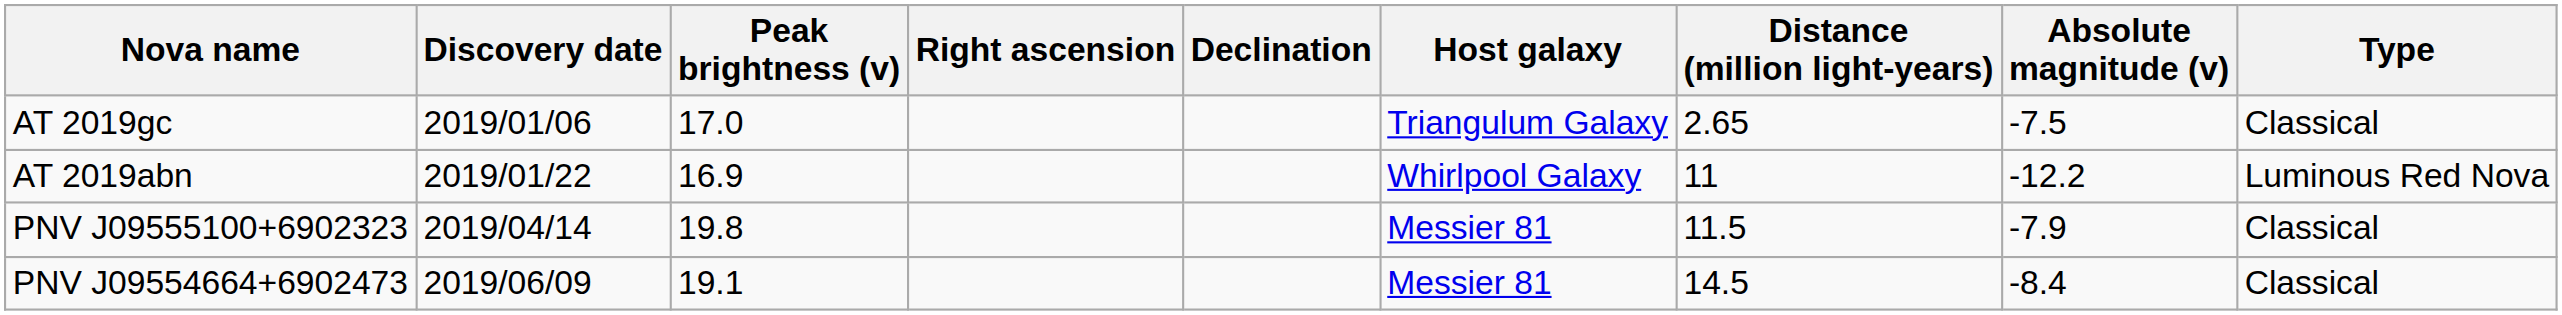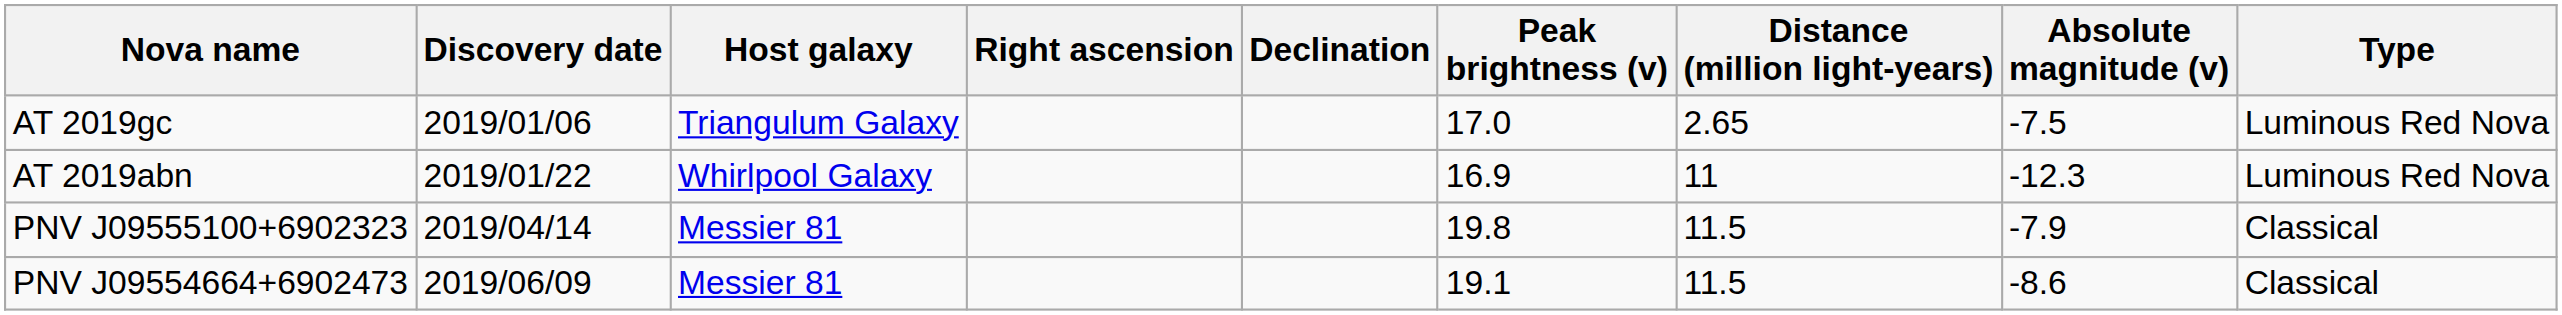columns swapped: (1528, 50) <-> (789, 50)
(2312, 122) Classical -> (2397, 122) Luminous Red Nova
(2047, 175) -12.2 -> (2047, 175) -12.3
(1716, 282) 14.5 -> (1715, 282) 11.5
(2038, 282) -8.4 -> (2038, 282) -8.6
